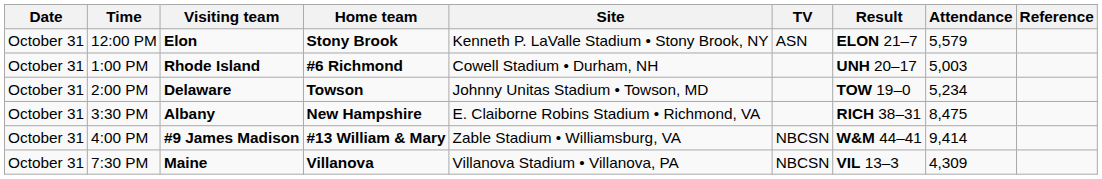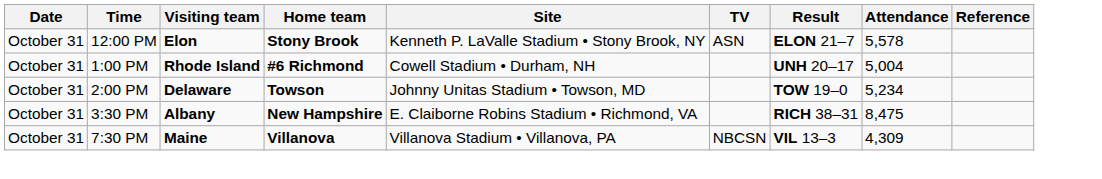(948, 41) 5,579 -> (884, 41) 5,578
(948, 65) 5,003 -> (884, 65) 5,004
- row: (120, 138)
